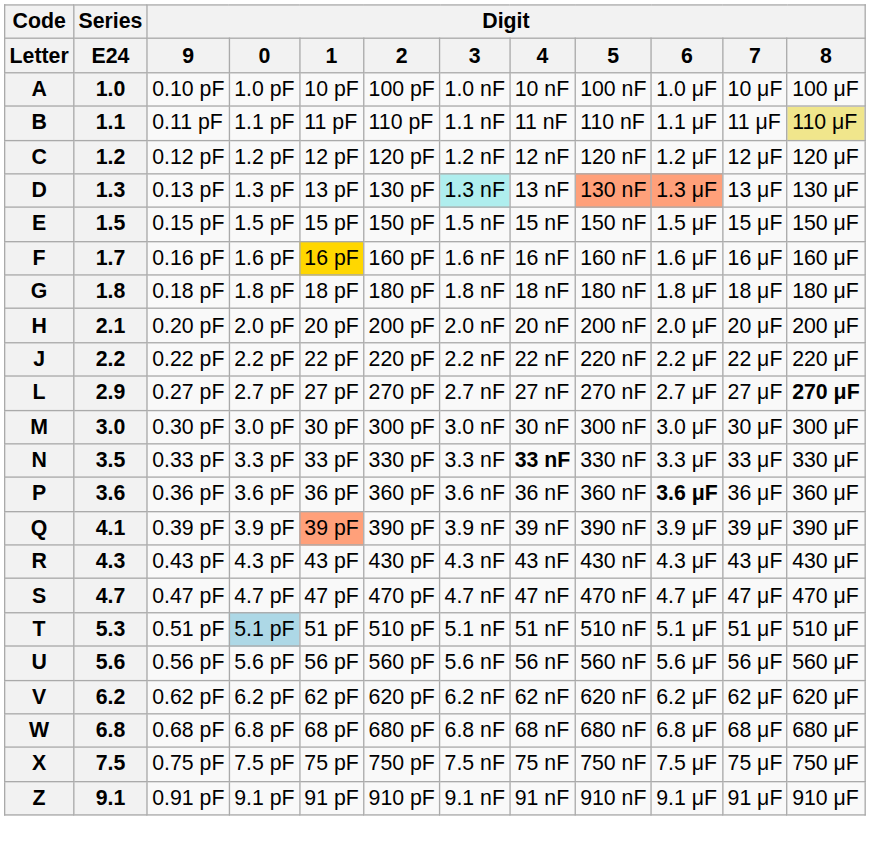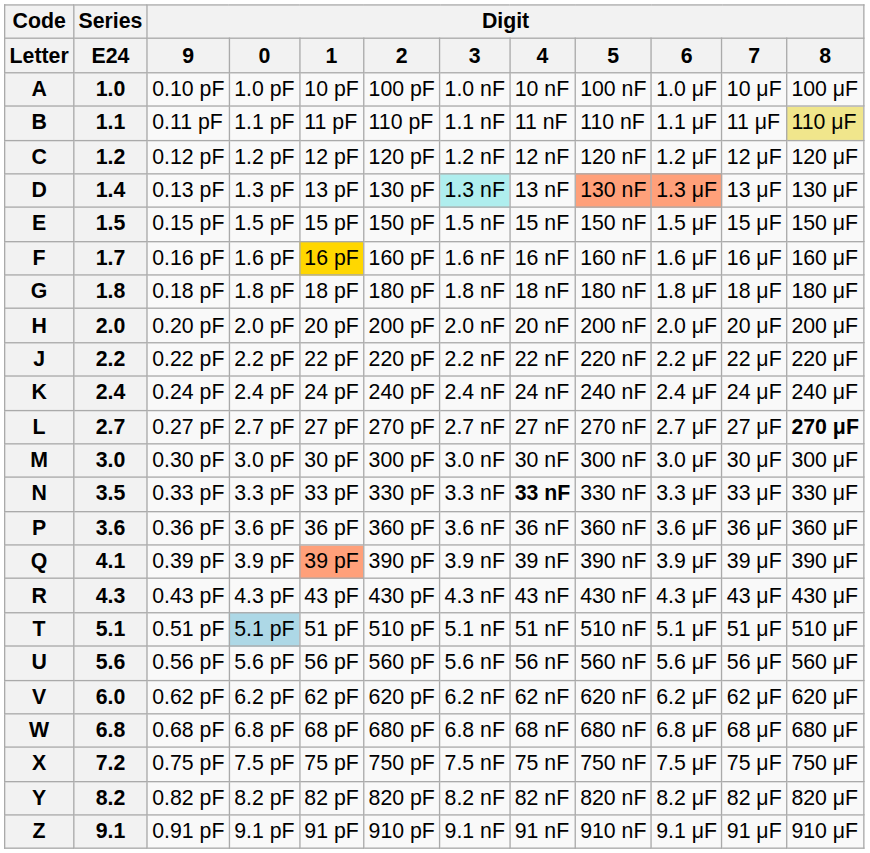(110, 190) 1.3 -> (110, 190) 1.4
(110, 325) 2.1 -> (110, 325) 2.0
+ row: (39, 392)
(110, 392) 2.9 -> (110, 426) 2.7
(687, 494) bold -> (687, 527) normal
- row: (39, 595)
(110, 629) 5.3 -> (110, 629) 5.1
(110, 696) 6.2 -> (110, 696) 6.0
(110, 764) 7.5 -> (110, 764) 7.2
+ row: (39, 797)
